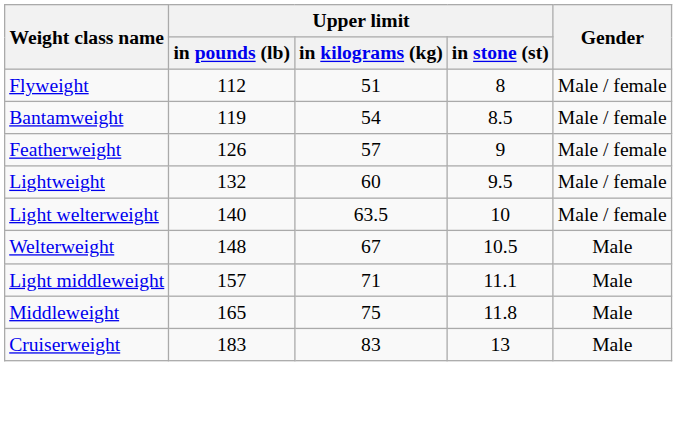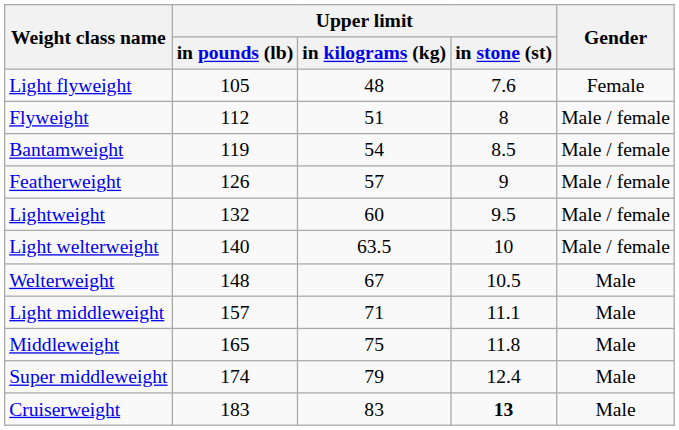+ row: (70, 85)
+ row: (88, 376)
(500, 344) normal -> (504, 408) bold
